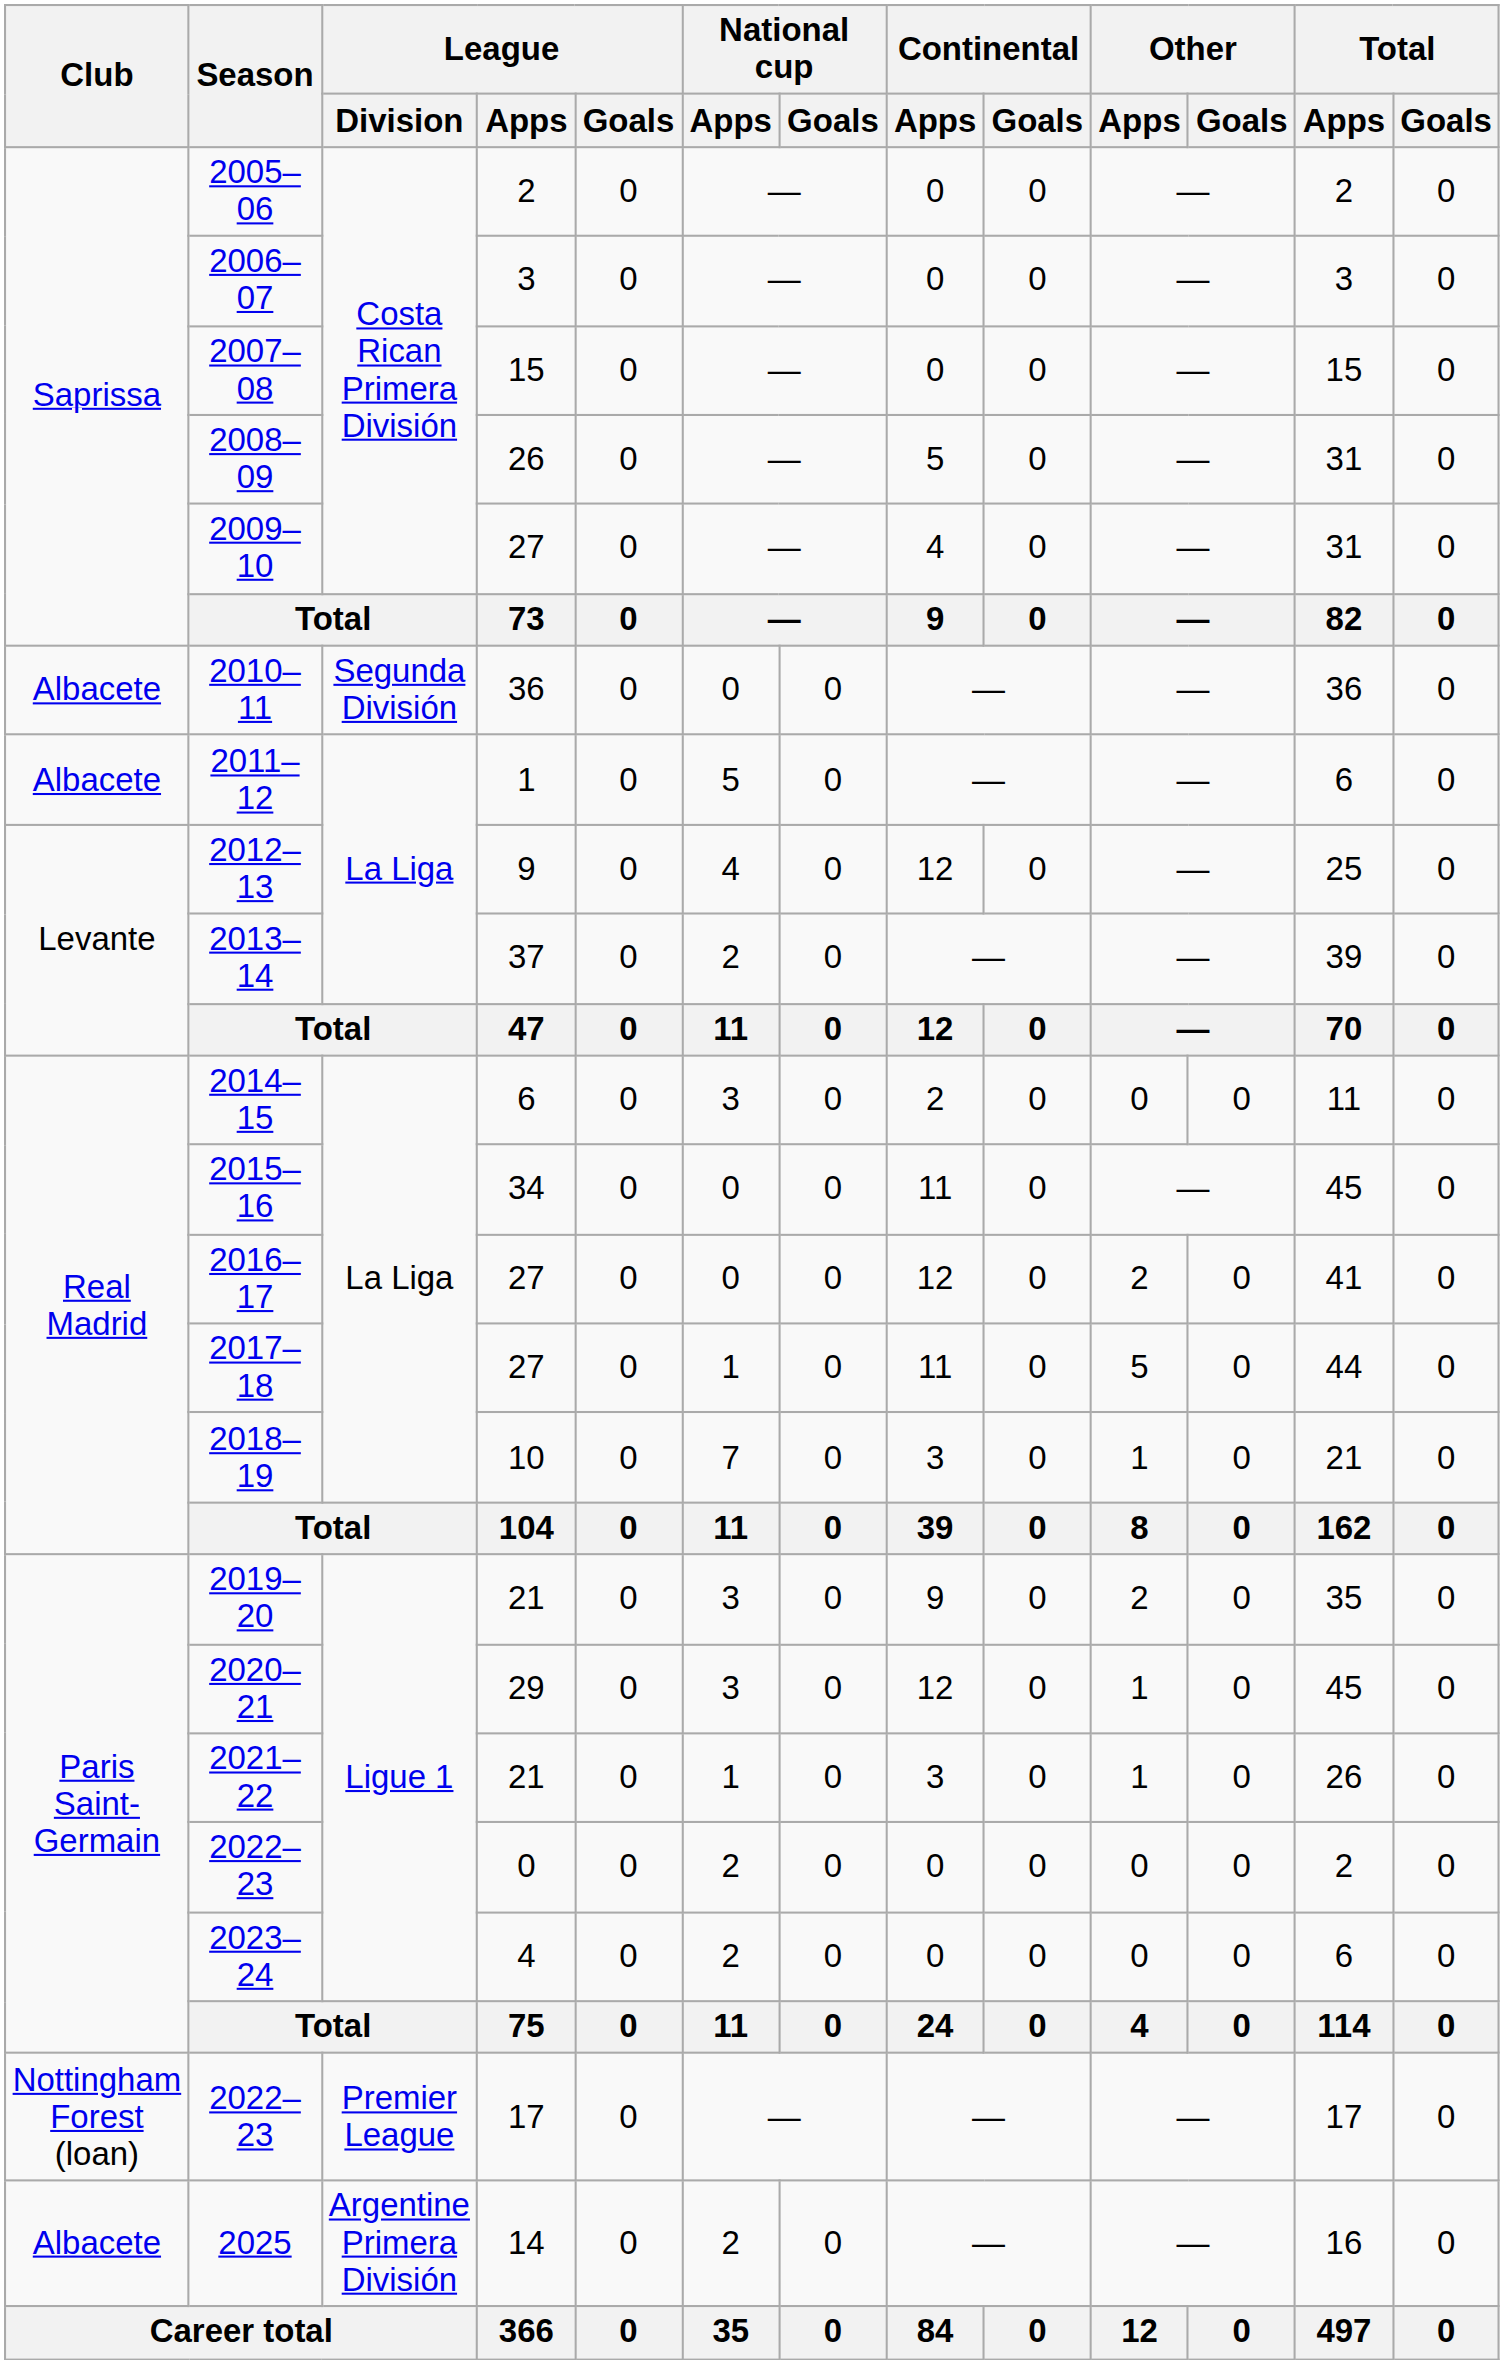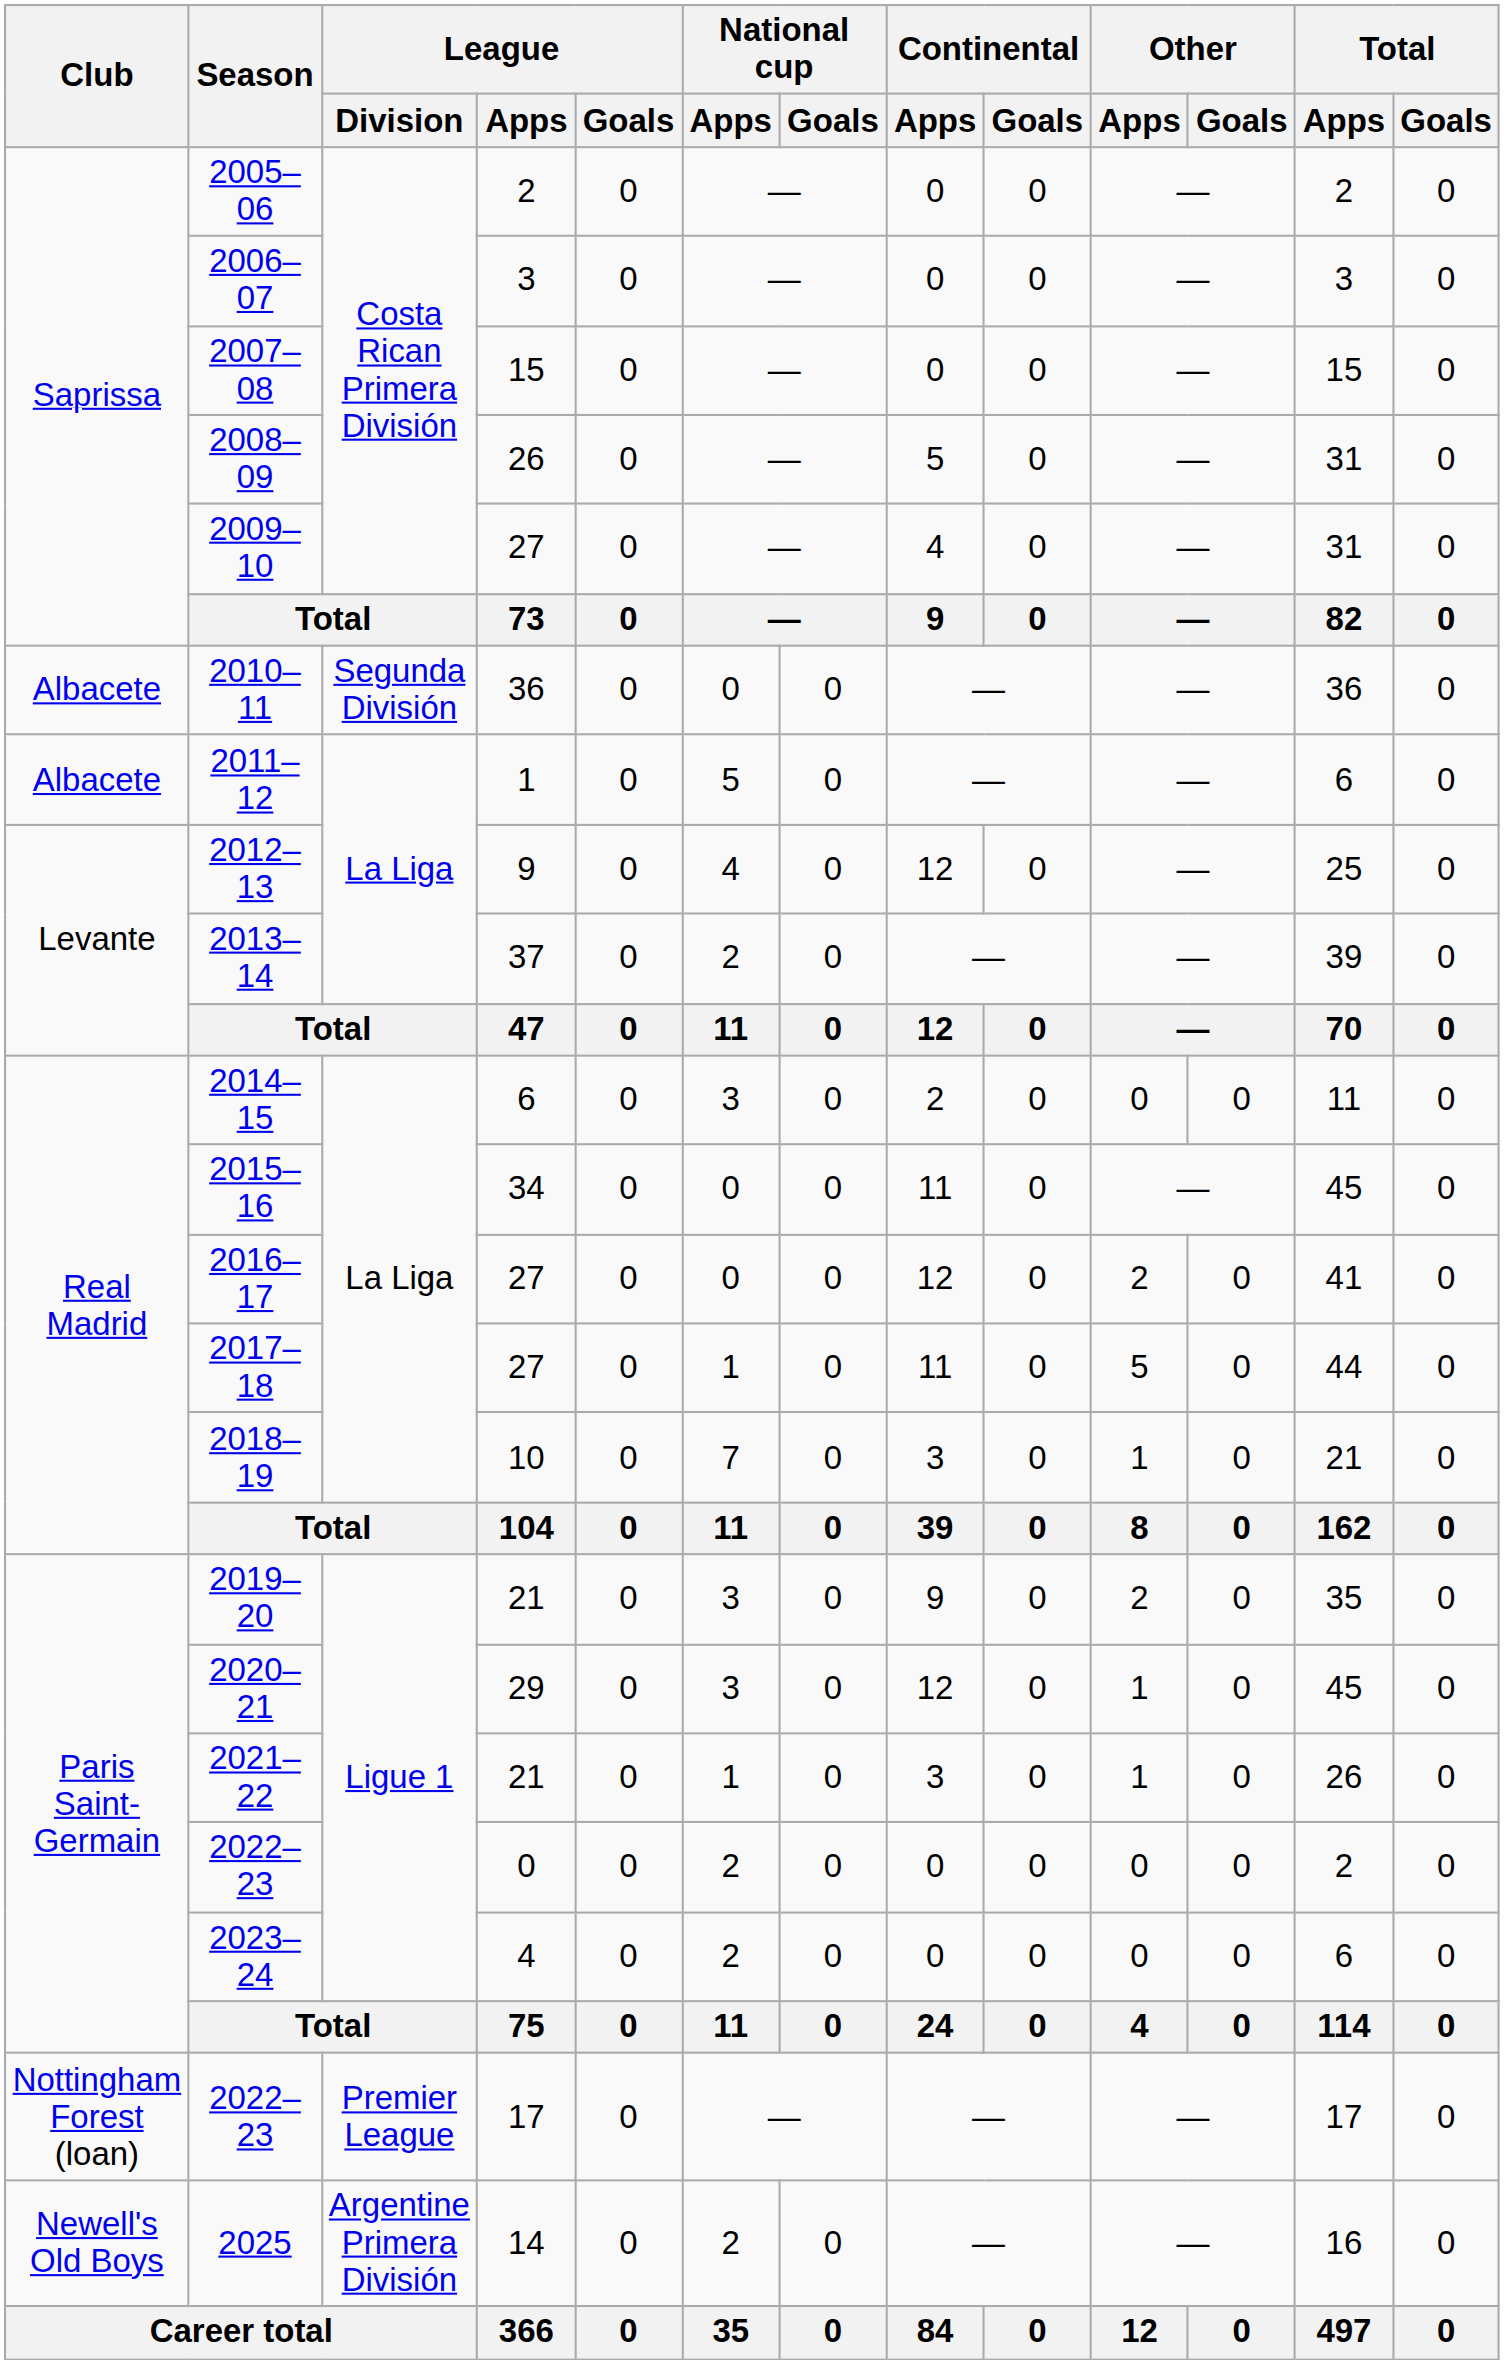(97, 2242) Albacete -> (97, 2242) Newell's Old Boys
